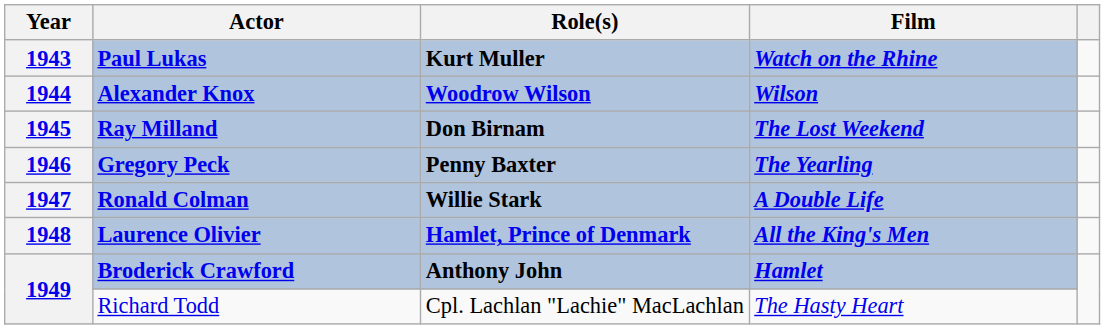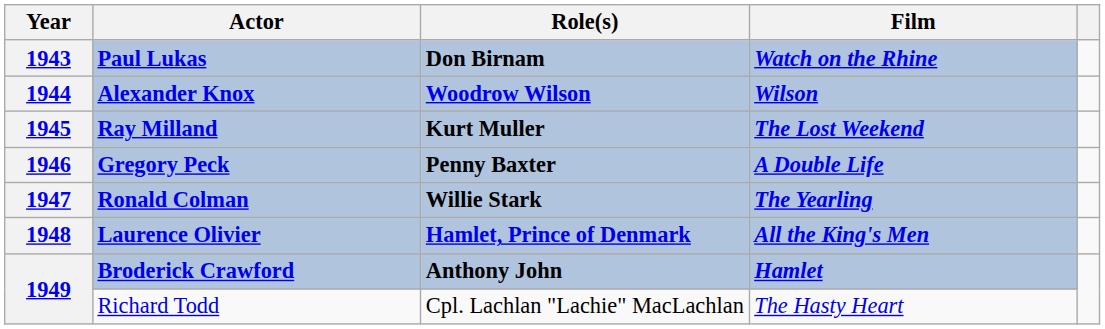(485, 57) Kurt Muller -> (485, 57) Don Birnam
(485, 128) Don Birnam -> (485, 128) Kurt Muller
(813, 164) The Yearling -> (819, 164) A Double Life
(819, 199) A Double Life -> (813, 199) The Yearling
